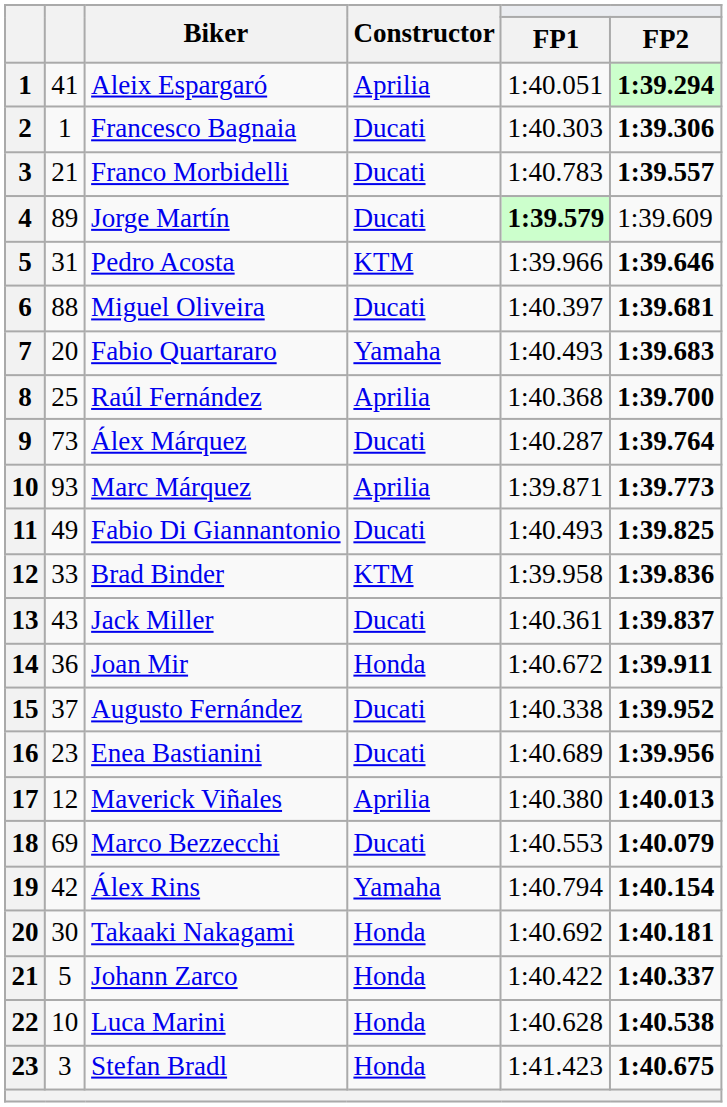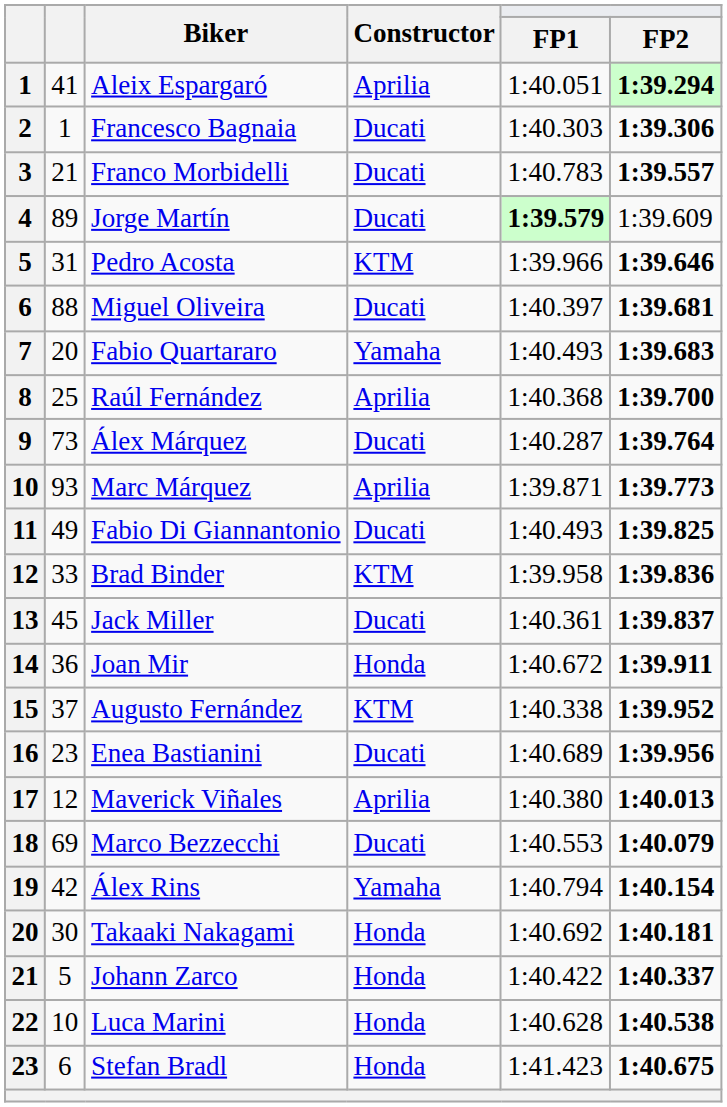(65, 619) 43 -> (65, 619) 45
(389, 708) Ducati -> (383, 708) KTM
(65, 1066) 3 -> (65, 1066) 6
